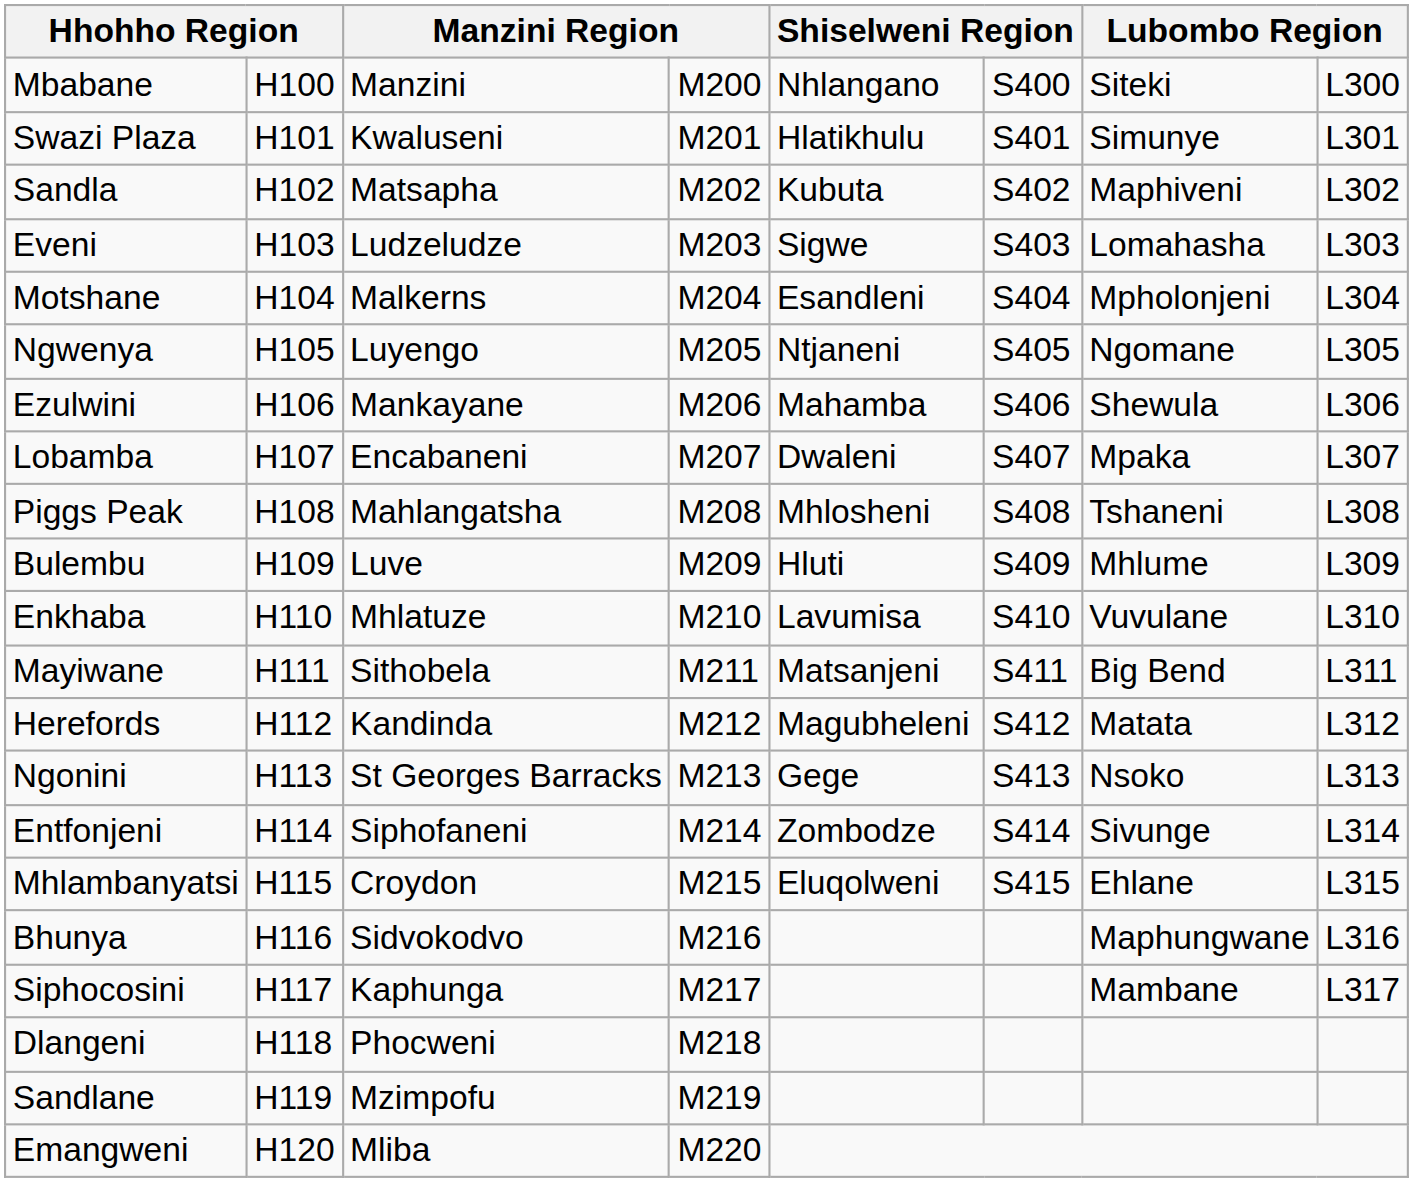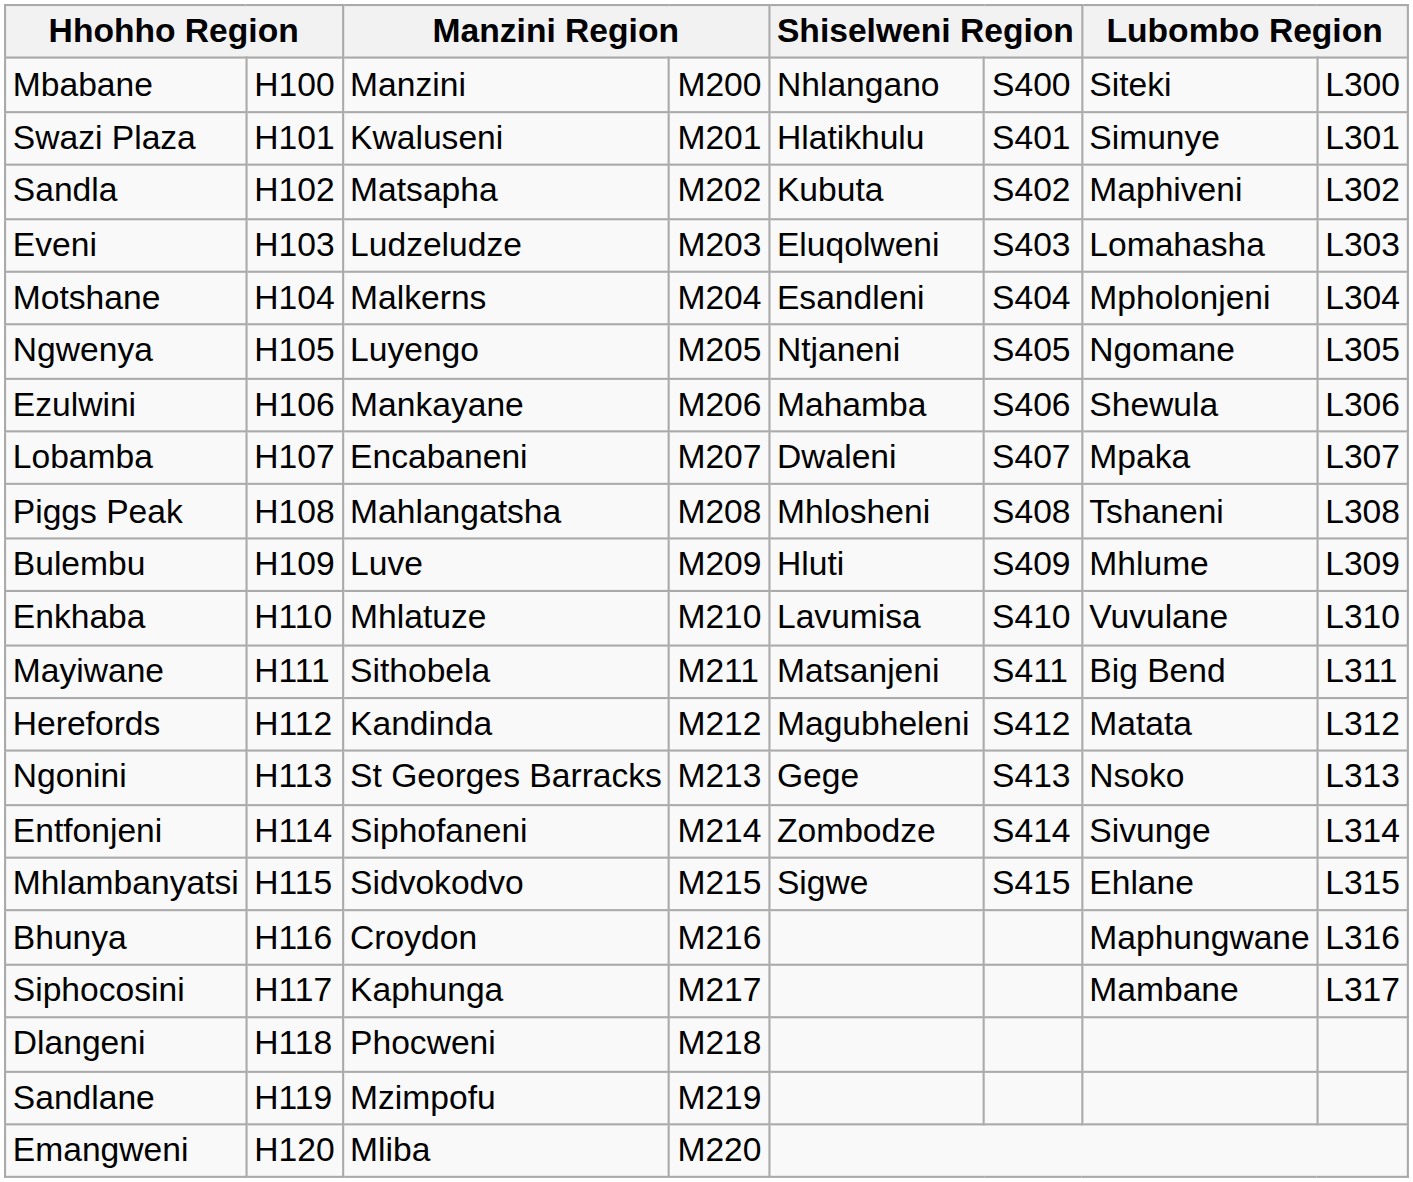(823, 244) Sigwe -> (858, 244) Eluqolweni
(414, 883) Croydon -> (437, 883) Sidvokodvo
(858, 883) Eluqolweni -> (823, 883) Sigwe
(437, 937) Sidvokodvo -> (414, 937) Croydon
